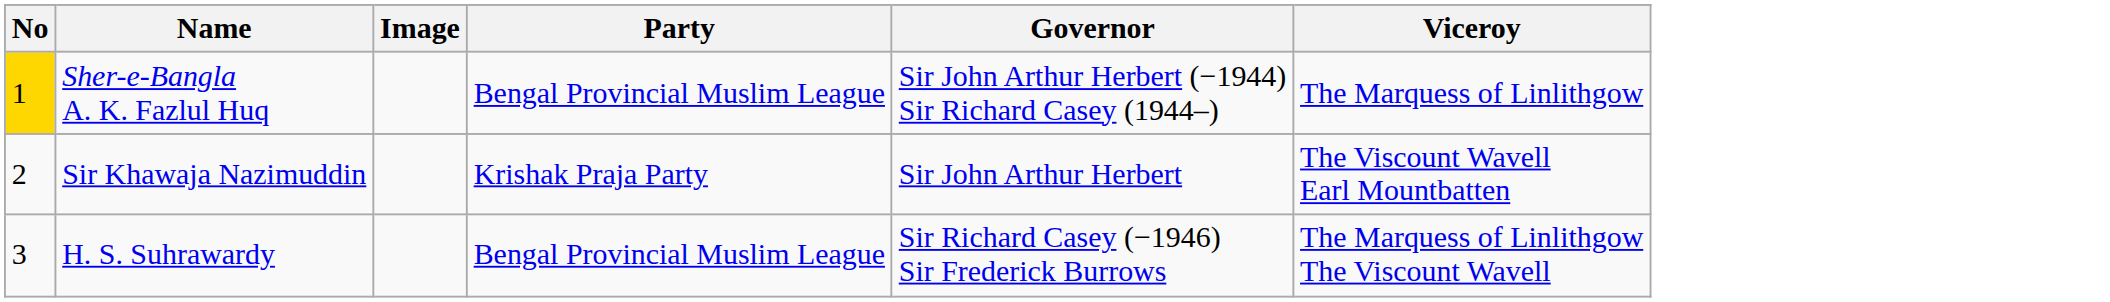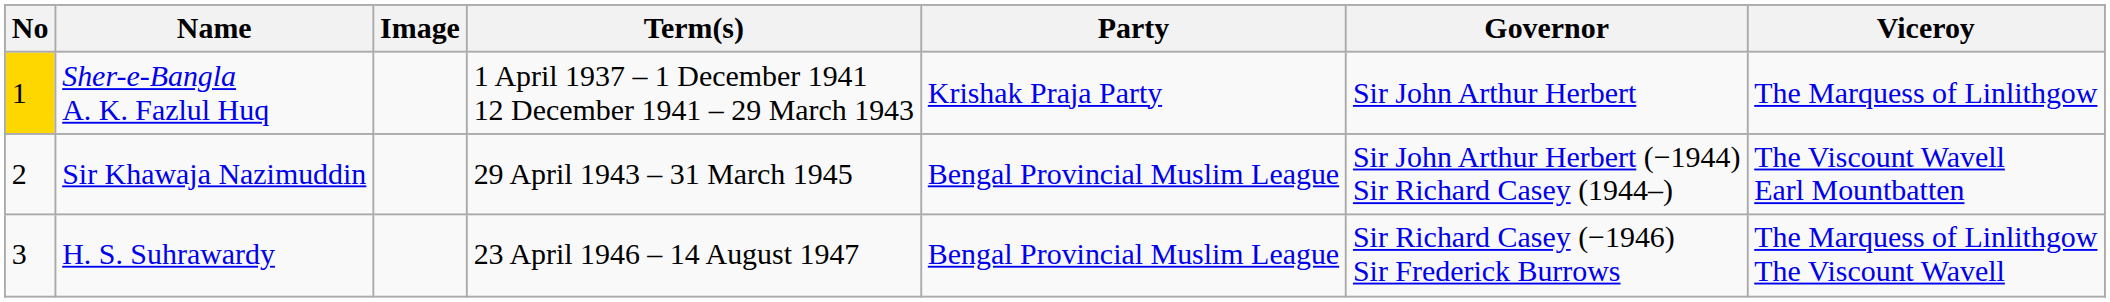+ column: (694, 28)
(679, 92) Bengal Provincial Muslim League -> (1045, 92) Krishak Praja Party
(1093, 92) Sir John Arthur Herbert (−1944) Sir Richard Casey (1944–) -> (1495, 92) Sir John Arthur Herbert
(591, 173) Krishak Praja Party -> (1133, 173) Bengal Provincial Muslim League
(1040, 173) Sir John Arthur Herbert -> (1547, 173) Sir John Arthur Herbert (−1944) Sir Richard Casey (1944–)
